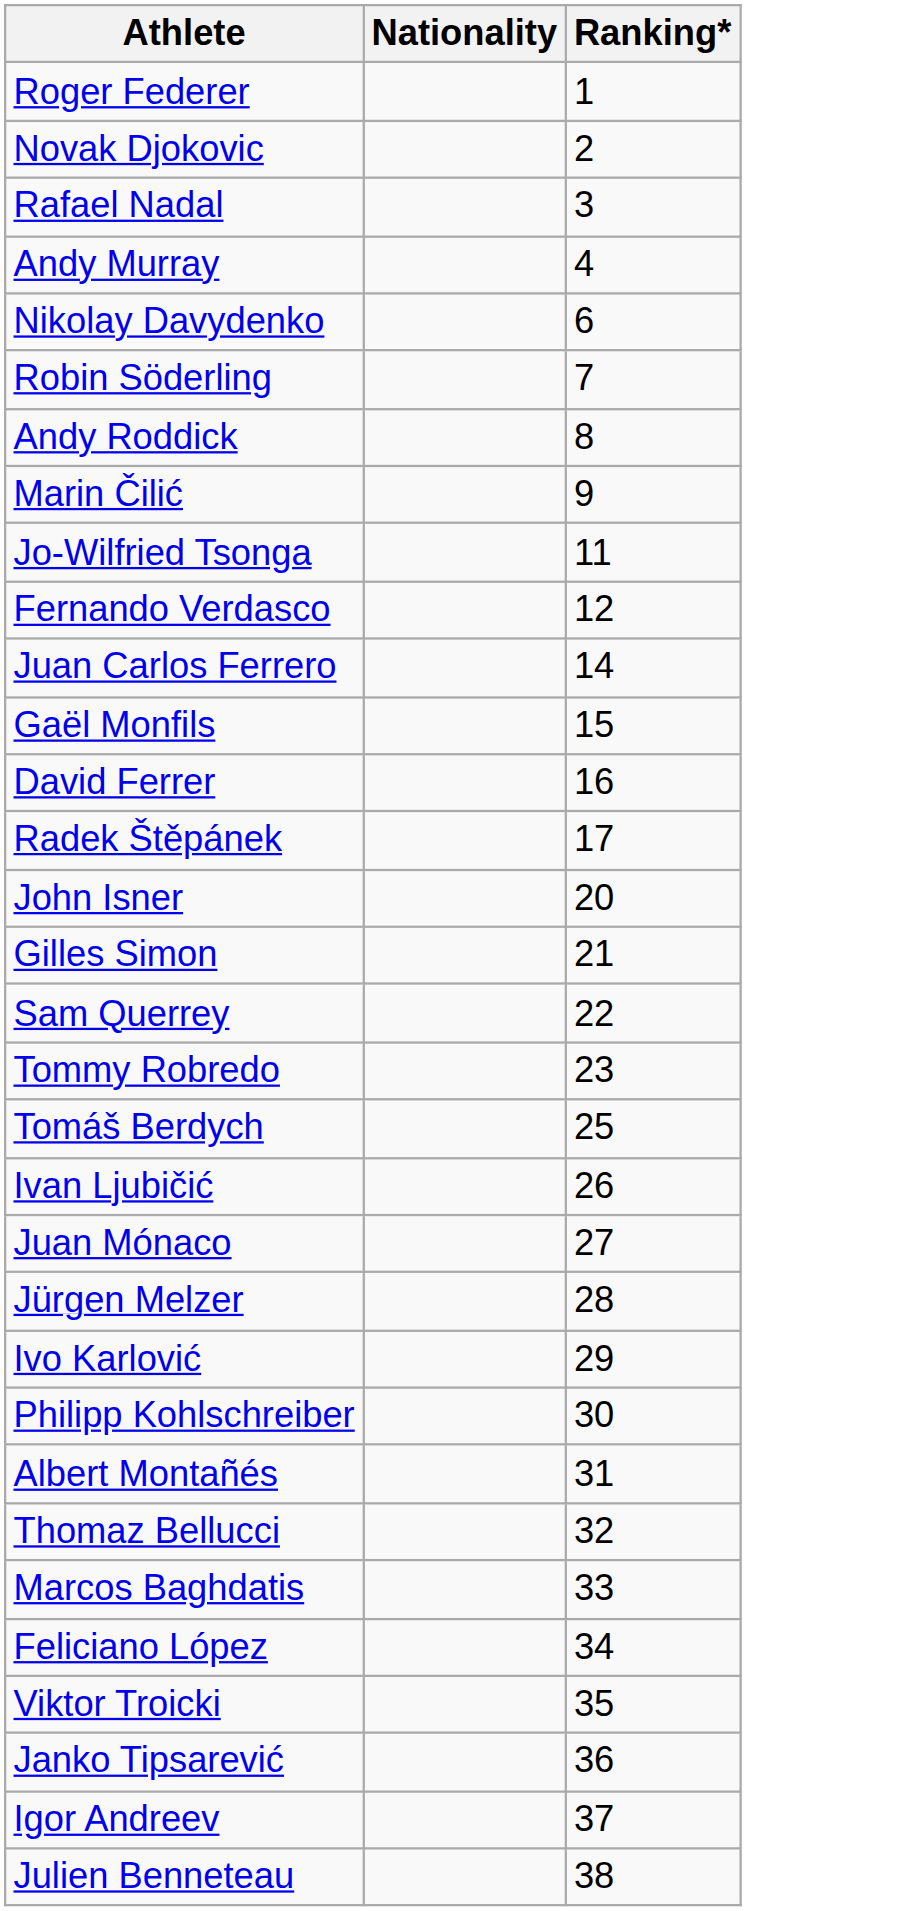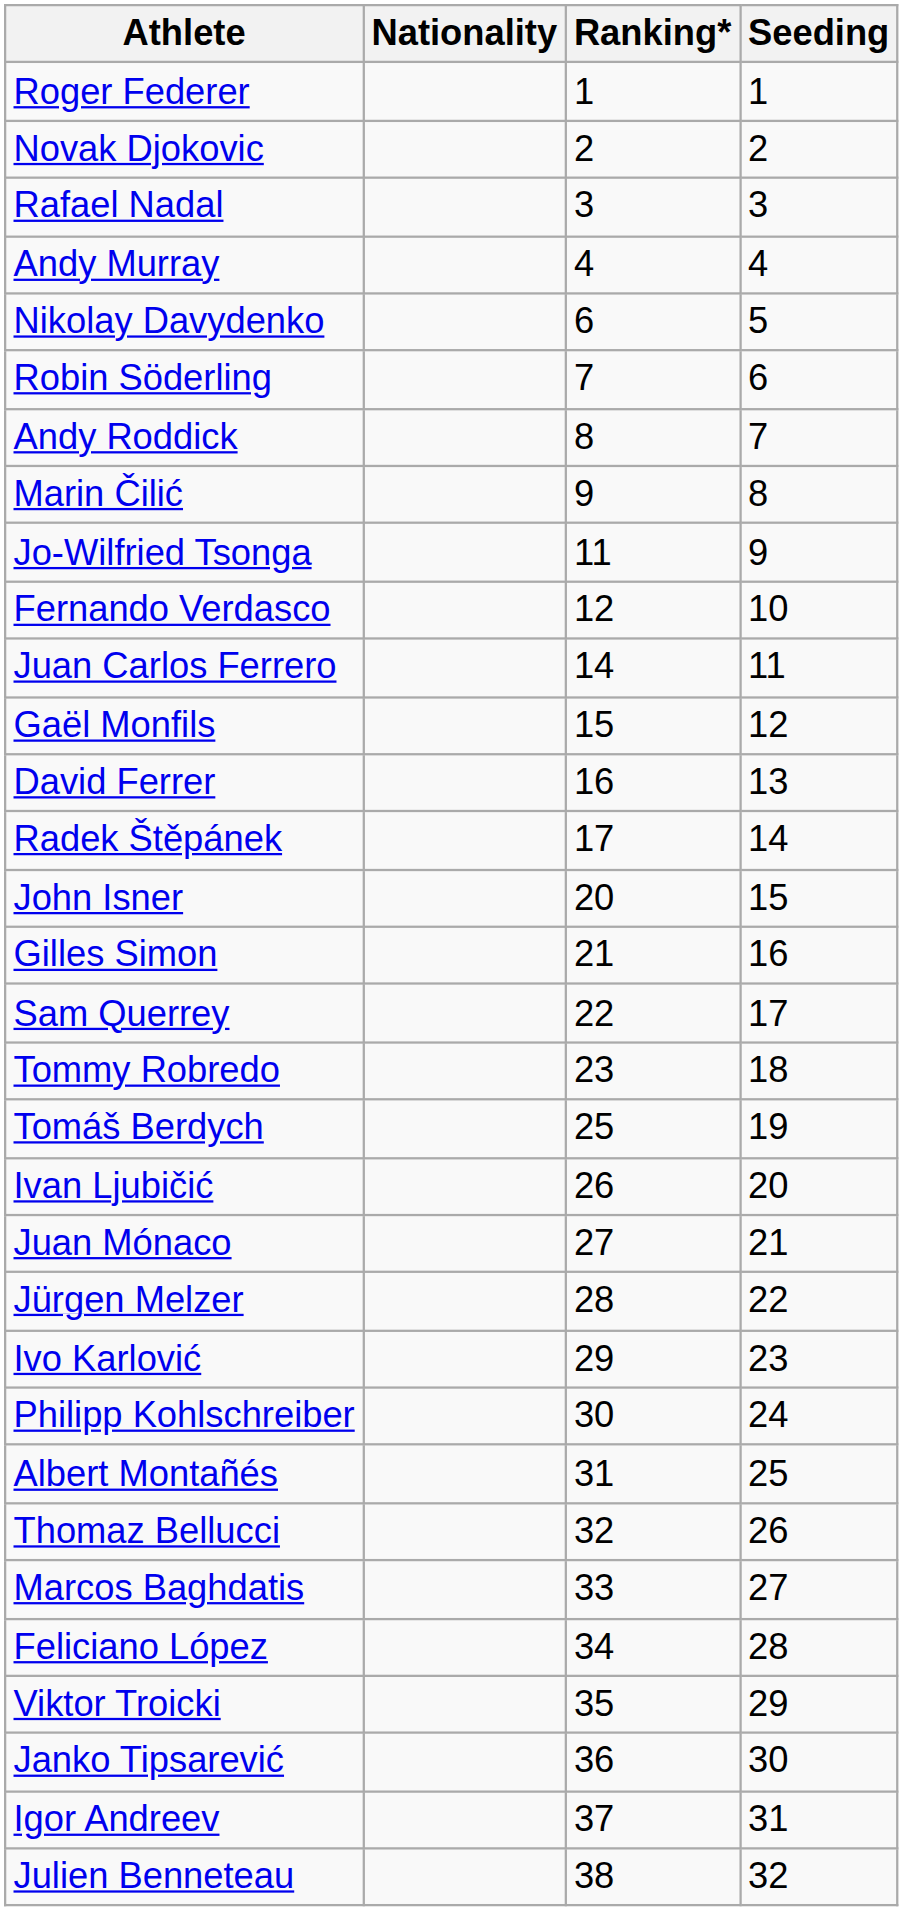+ column: (819, 33)
